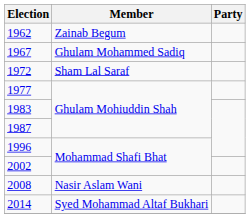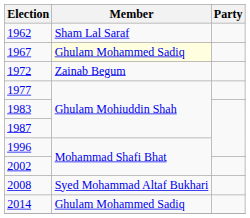(90, 33) Zainab Begum -> (92, 33) Sham Lal Saraf
(120, 52) no background -> (120, 52) lightyellow background
(92, 71) Sham Lal Saraf -> (90, 71) Zainab Begum
(98, 185) Nasir Aslam Wani -> (131, 185) Syed Mohammad Altaf Bukhari
(131, 204) Syed Mohammad Altaf Bukhari -> (120, 204) Ghulam Mohammed Sadiq
